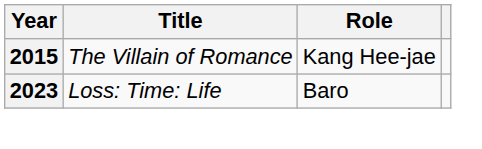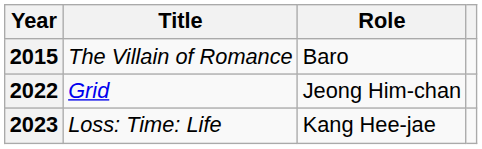(369, 56) Kang Hee-jae -> (326, 56) Baro
+ row: (34, 90)
(326, 90) Baro -> (369, 125) Kang Hee-jae
